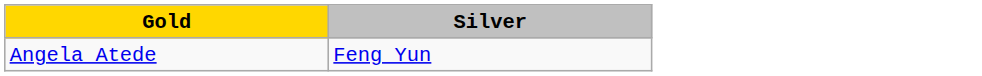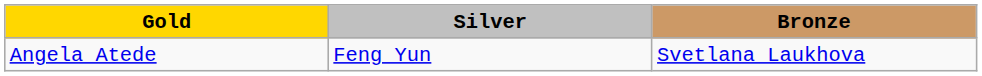+ column: (814, 21)
